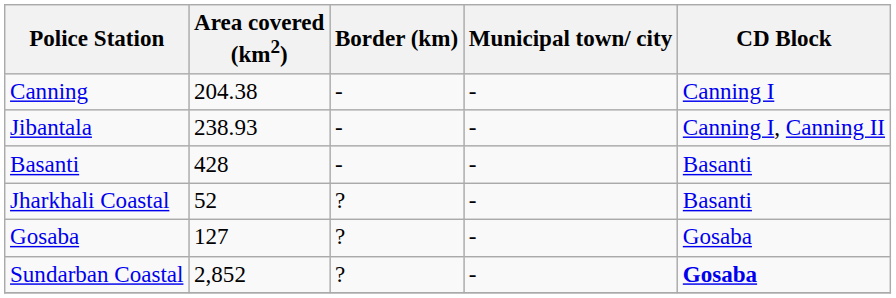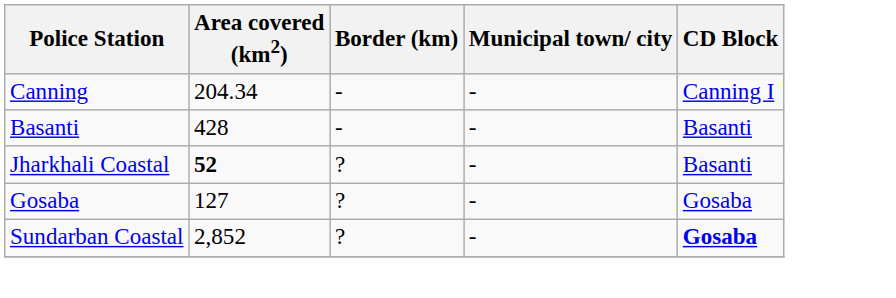(226, 91) 204.38 -> (226, 91) 204.34
- row: (51, 128)
(206, 201) normal -> (206, 164) bold
